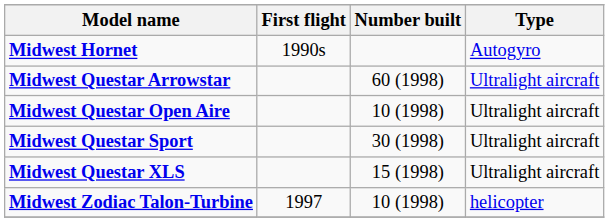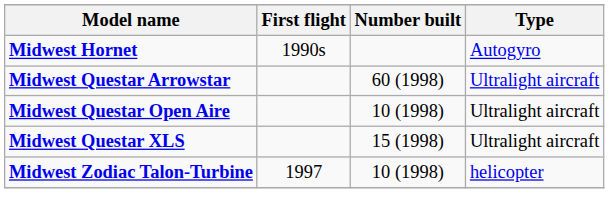- row: (101, 141)
